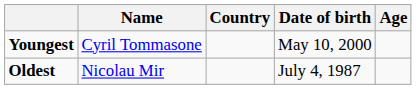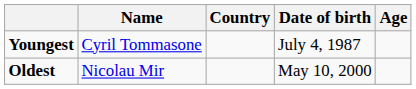(325, 44) May 10, 2000 -> (319, 44) July 4, 1987
(319, 71) July 4, 1987 -> (325, 71) May 10, 2000
